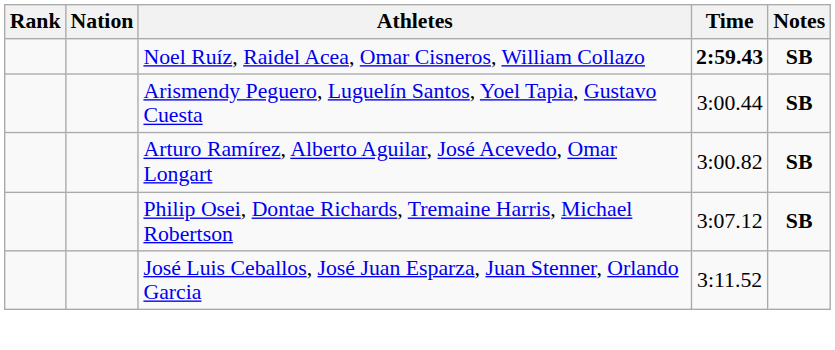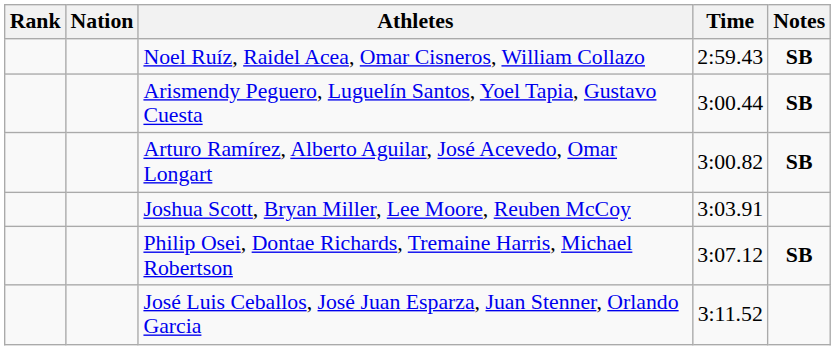(730, 56) bold -> (730, 56) normal
+ row: (387, 208)
